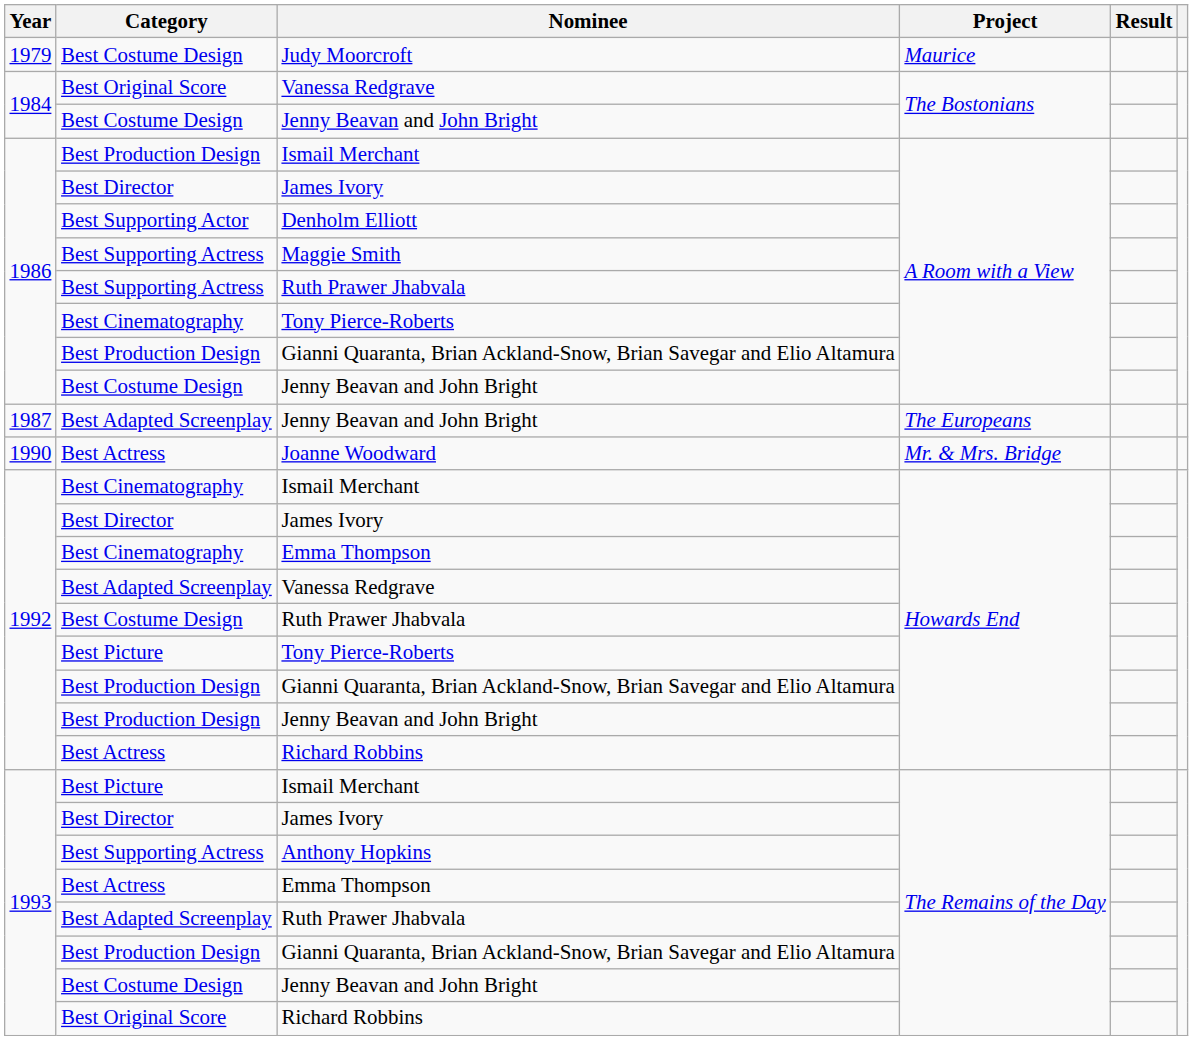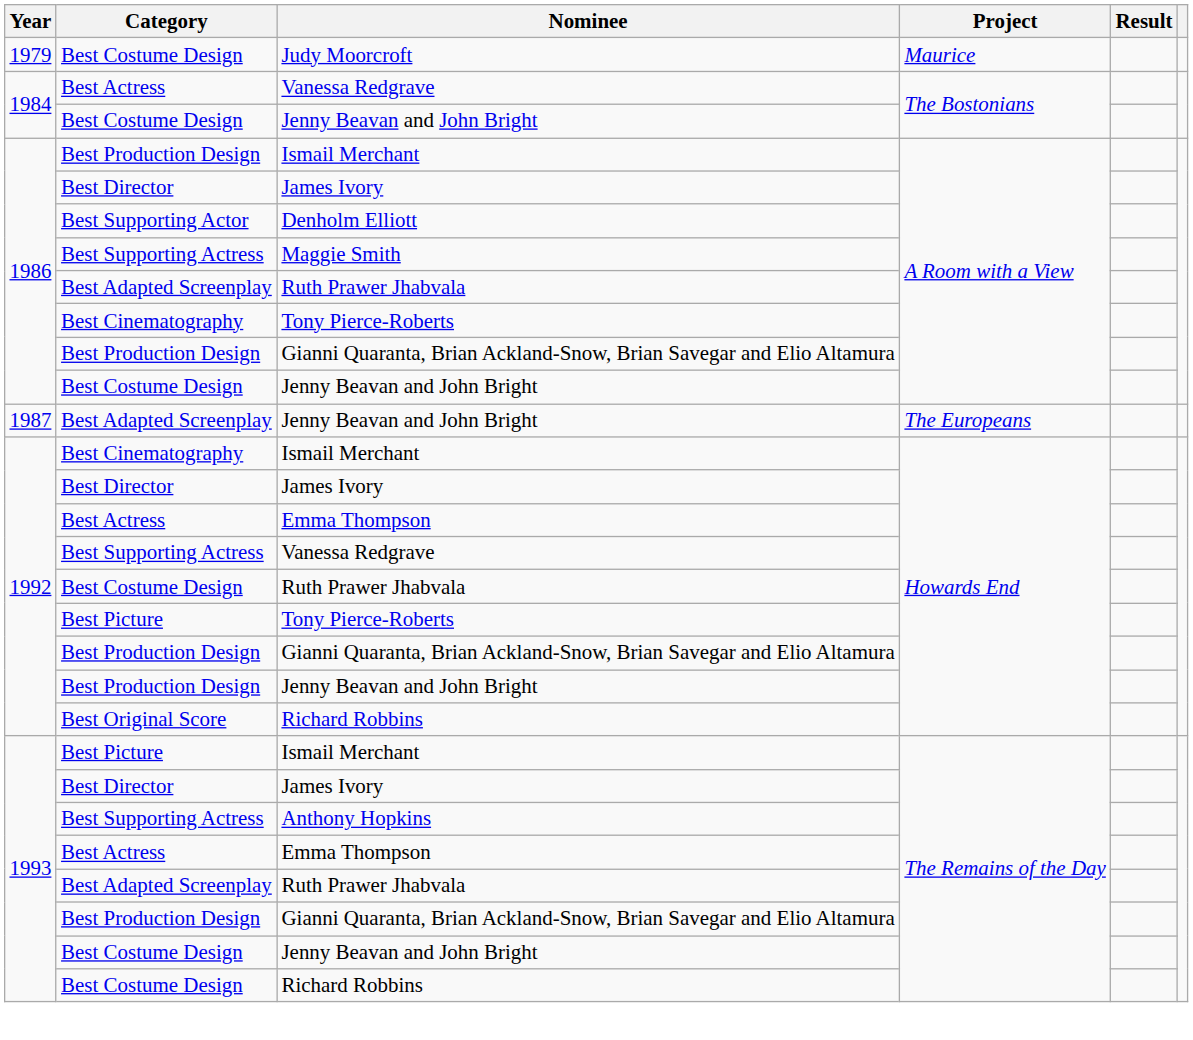(144, 87) Best Original Score -> (113, 87) Best Actress
(162, 287) Best Supporting Actress -> (166, 287) Best Adapted Screenplay
- row: (30, 453)
(152, 552) Best Cinematography -> (113, 519) Best Actress
(166, 586) Best Adapted Screenplay -> (162, 552) Best Supporting Actress
(113, 752) Best Actress -> (144, 719) Best Original Score
(144, 1018) Best Original Score -> (152, 985) Best Costume Design
